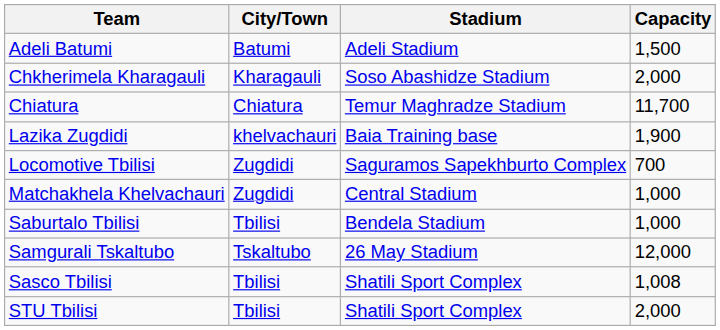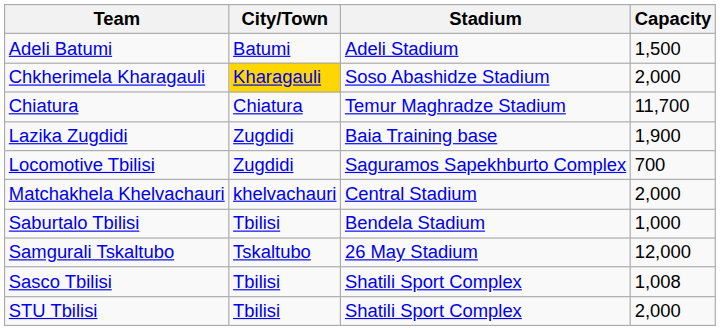(277, 77) no background -> (277, 77) gold background
(285, 135) khelvachauri -> (263, 135) Zugdidi
(263, 194) Zugdidi -> (285, 194) khelvachauri
(658, 194) 1,000 -> (658, 194) 2,000
